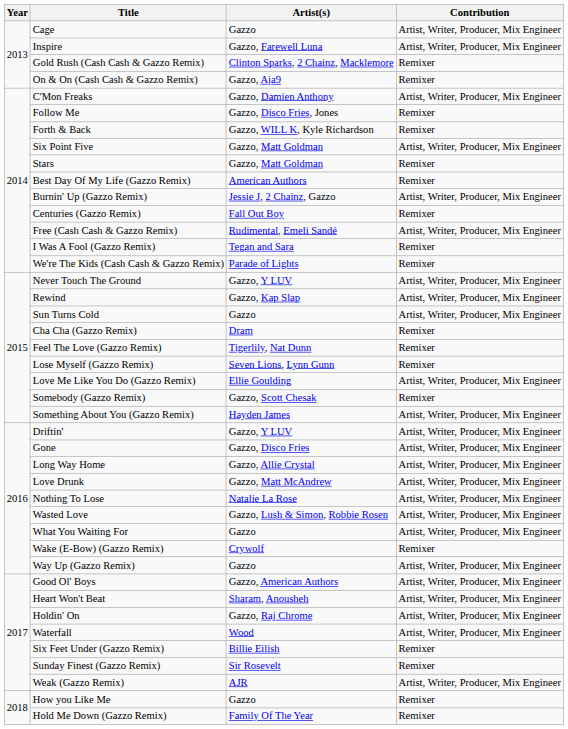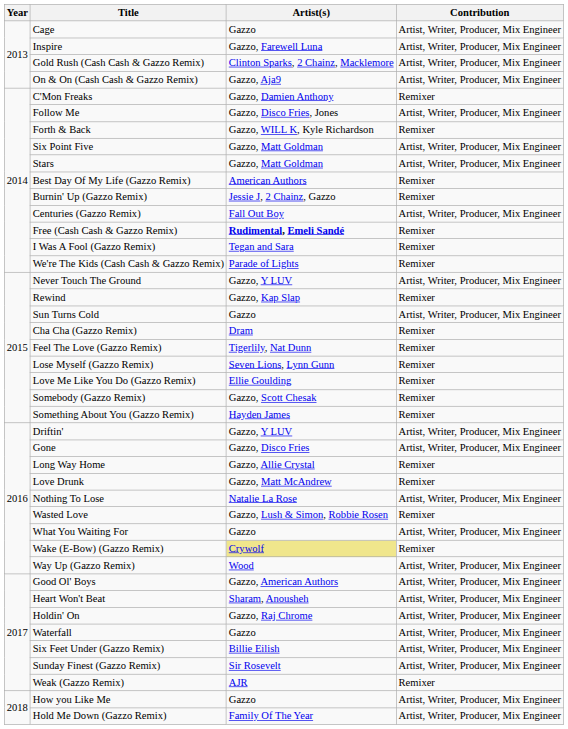(417, 63) Remixer -> (480, 63) Artist, Writer, Producer, Mix Engineer
(417, 79) Remixer -> (480, 79) Artist, Writer, Producer, Mix Engineer
(480, 96) Artist, Writer, Producer, Mix Engineer -> (417, 96) Remixer
(417, 113) Remixer -> (480, 113) Artist, Writer, Producer, Mix Engineer
(417, 163) Remixer -> (480, 163) Artist, Writer, Producer, Mix Engineer
(480, 197) Artist, Writer, Producer, Mix Engineer -> (417, 197) Remixer
(417, 213) Remixer -> (480, 213) Artist, Writer, Producer, Mix Engineer
(283, 230) normal -> (286, 230) bold
(480, 230) Artist, Writer, Producer, Mix Engineer -> (417, 230) Remixer
(480, 297) Artist, Writer, Producer, Mix Engineer -> (417, 297) Remixer
(480, 381) Artist, Writer, Producer, Mix Engineer -> (417, 381) Remixer
(480, 414) Artist, Writer, Producer, Mix Engineer -> (417, 414) Remixer
(480, 465) Artist, Writer, Producer, Mix Engineer -> (417, 465) Remixer
(480, 481) Artist, Writer, Producer, Mix Engineer -> (417, 481) Remixer
(480, 515) Artist, Writer, Producer, Mix Engineer -> (417, 515) Remixer
(246, 548) no background -> (246, 548) khaki background
(242, 565) Gazzo -> (241, 565) Wood
(241, 632) Wood -> (242, 632) Gazzo
(417, 649) Remixer -> (480, 649) Artist, Writer, Producer, Mix Engineer
(417, 666) Remixer -> (480, 666) Artist, Writer, Producer, Mix Engineer
(480, 682) Artist, Writer, Producer, Mix Engineer -> (417, 682) Remixer
(417, 699) Remixer -> (480, 699) Artist, Writer, Producer, Mix Engineer
(417, 716) Remixer -> (480, 716) Artist, Writer, Producer, Mix Engineer
